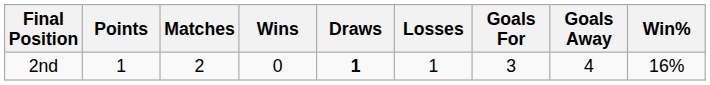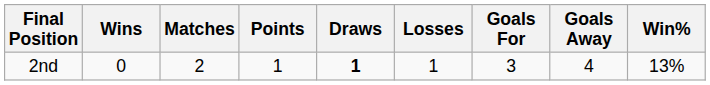columns swapped: (121, 29) <-> (278, 29)
(667, 66) 16% -> (667, 66) 13%
